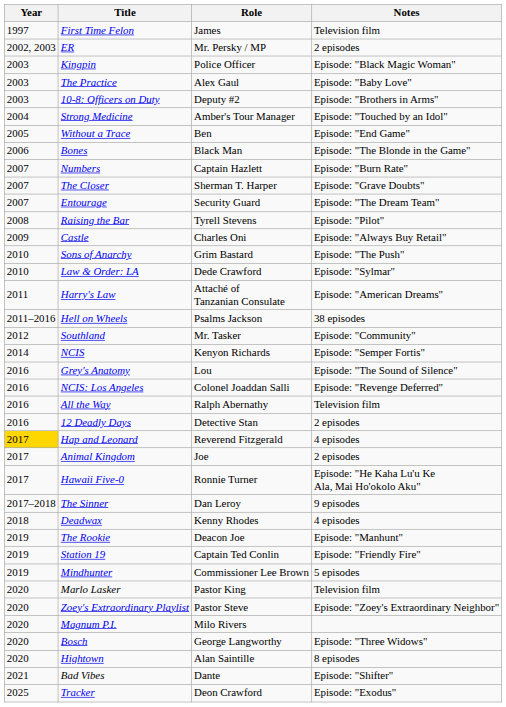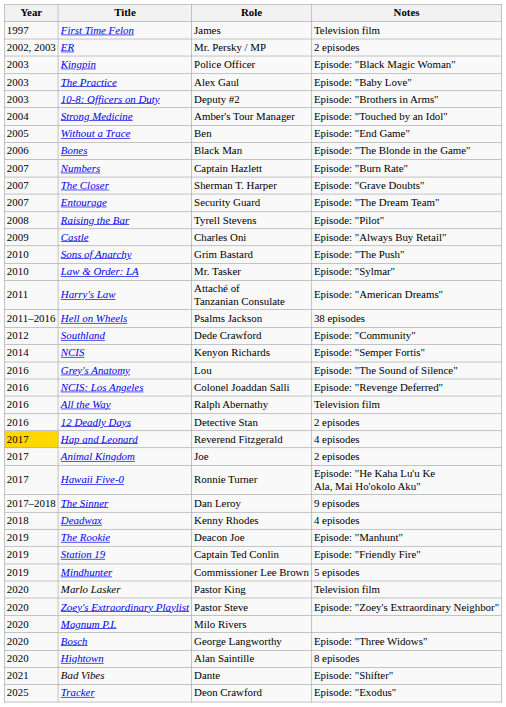(228, 271) Dede Crawford -> (217, 271) Mr. Tasker
(217, 335) Mr. Tasker -> (228, 335) Dede Crawford
